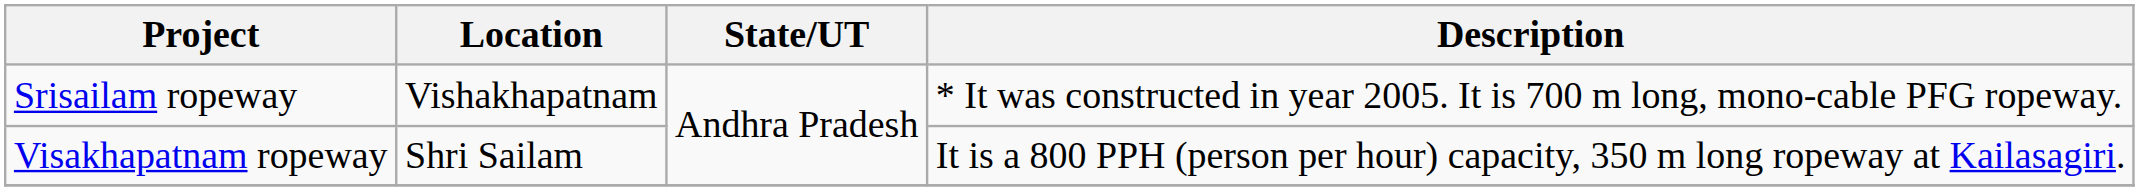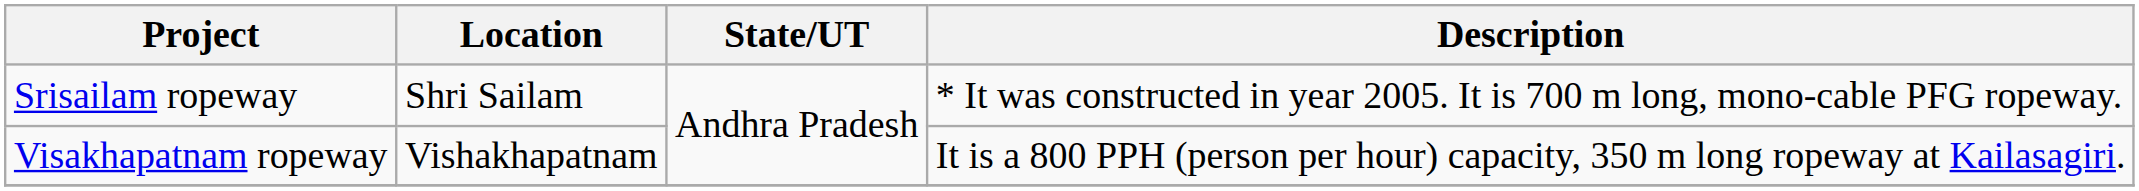(531, 94) Vishakhapatnam -> (494, 94) Shri Sailam
(494, 154) Shri Sailam -> (531, 154) Vishakhapatnam
